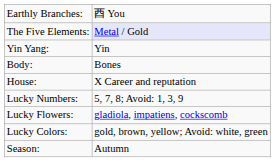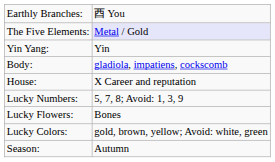(108, 65) Bones -> (161, 65) gladiola, impatiens, cockscomb
(161, 115) gladiola, impatiens, cockscomb -> (108, 115) Bones
